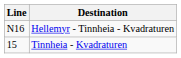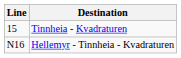rows swapped: (79, 45) <-> (103, 28)
